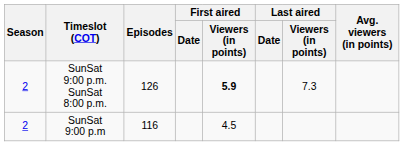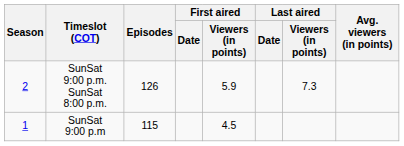(229, 86) bold -> (229, 86) normal
(25, 126) 2 -> (25, 126) 1
(150, 126) 116 -> (150, 126) 115
